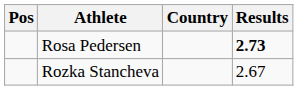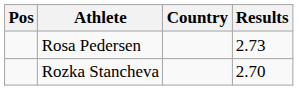(251, 44) bold -> (251, 44) normal
(251, 71) 2.67 -> (251, 71) 2.70
